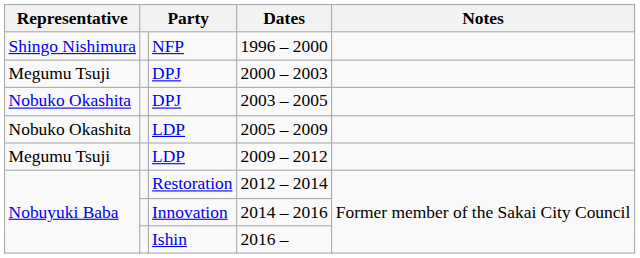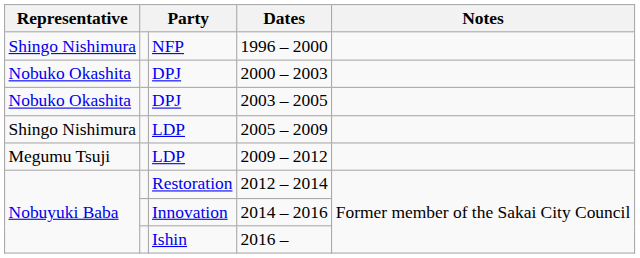(59, 73) Megumu Tsuji -> (70, 73) Nobuko Okashita
(70, 128) Nobuko Okashita -> (72, 128) Shingo Nishimura
